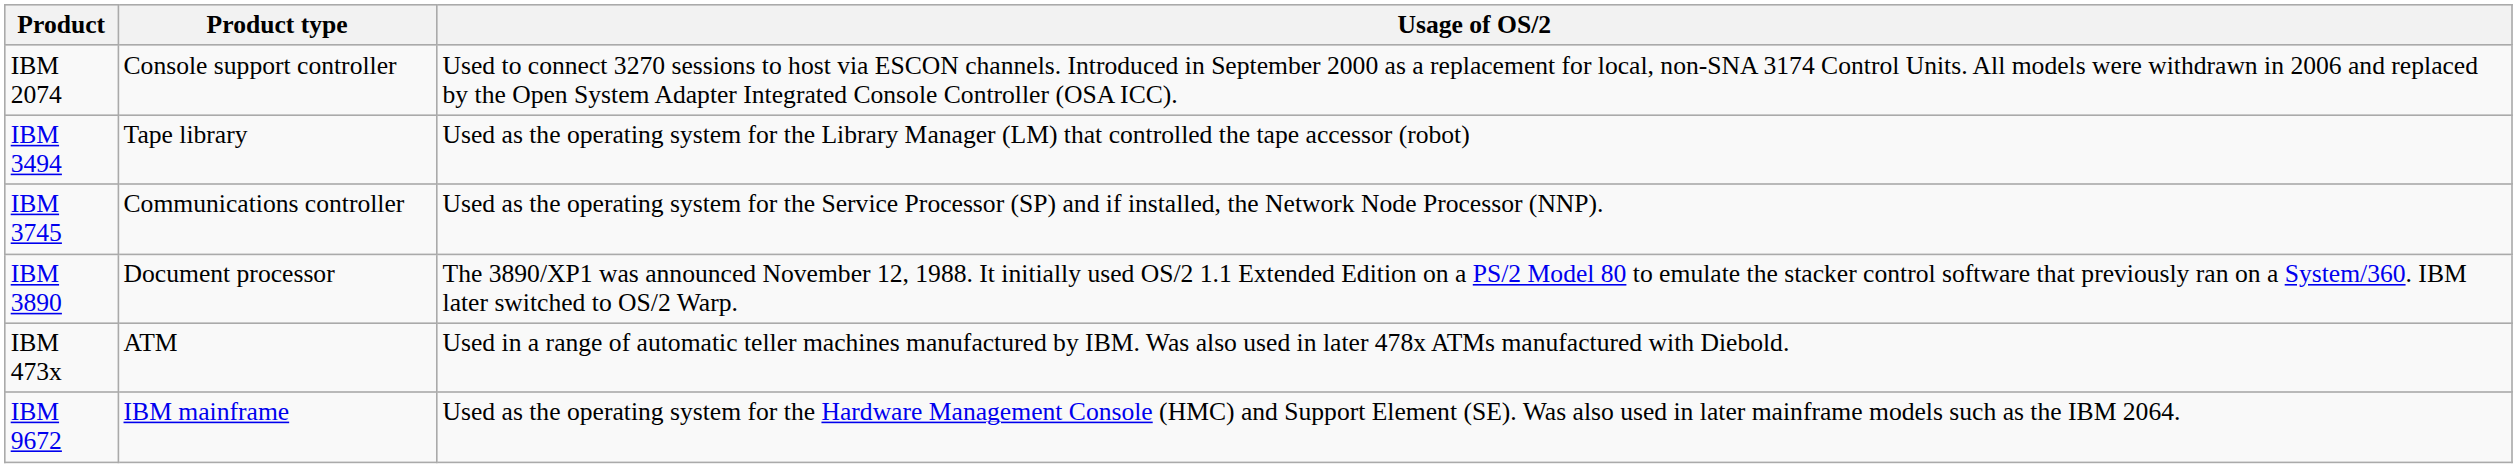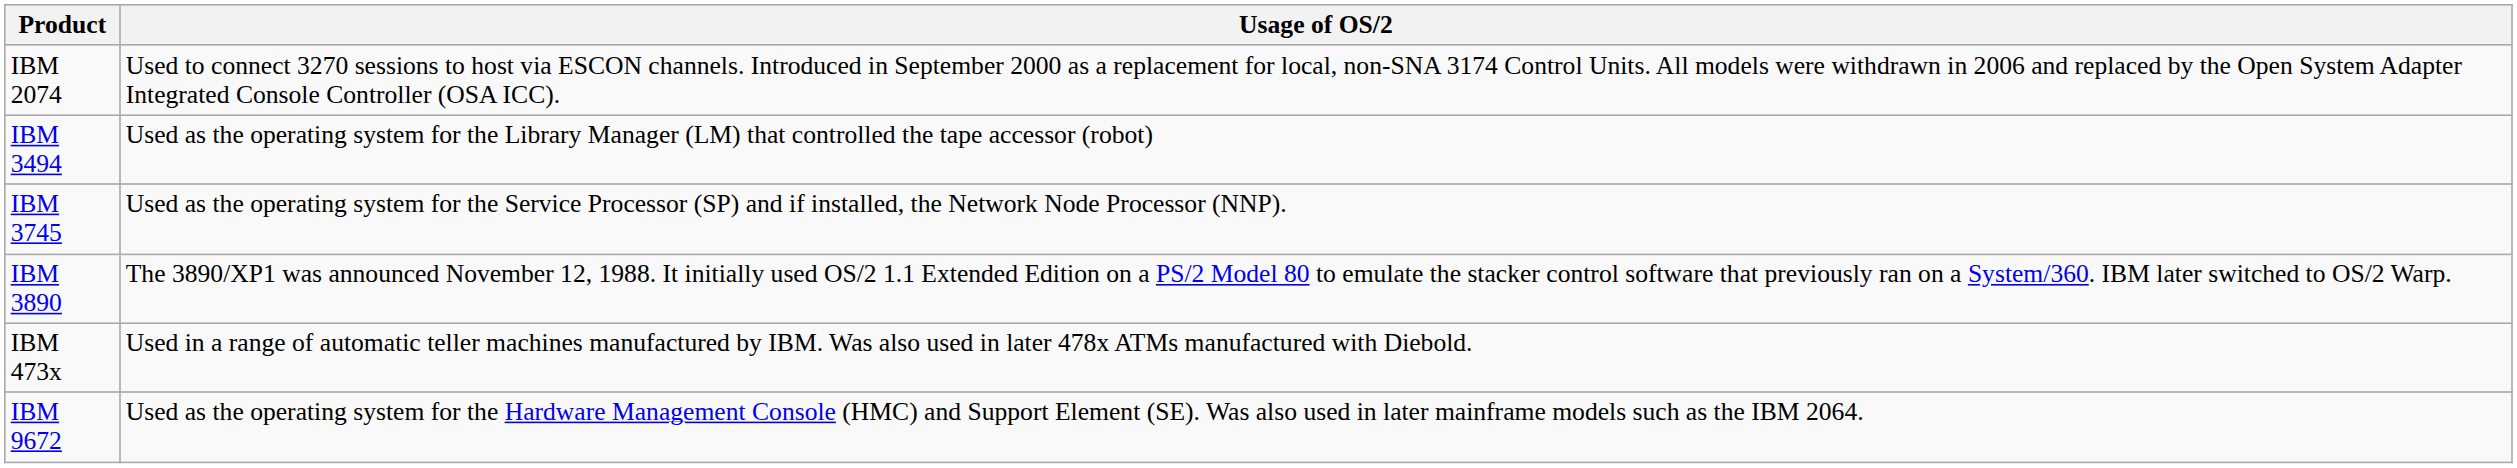- column: (277, 24)
